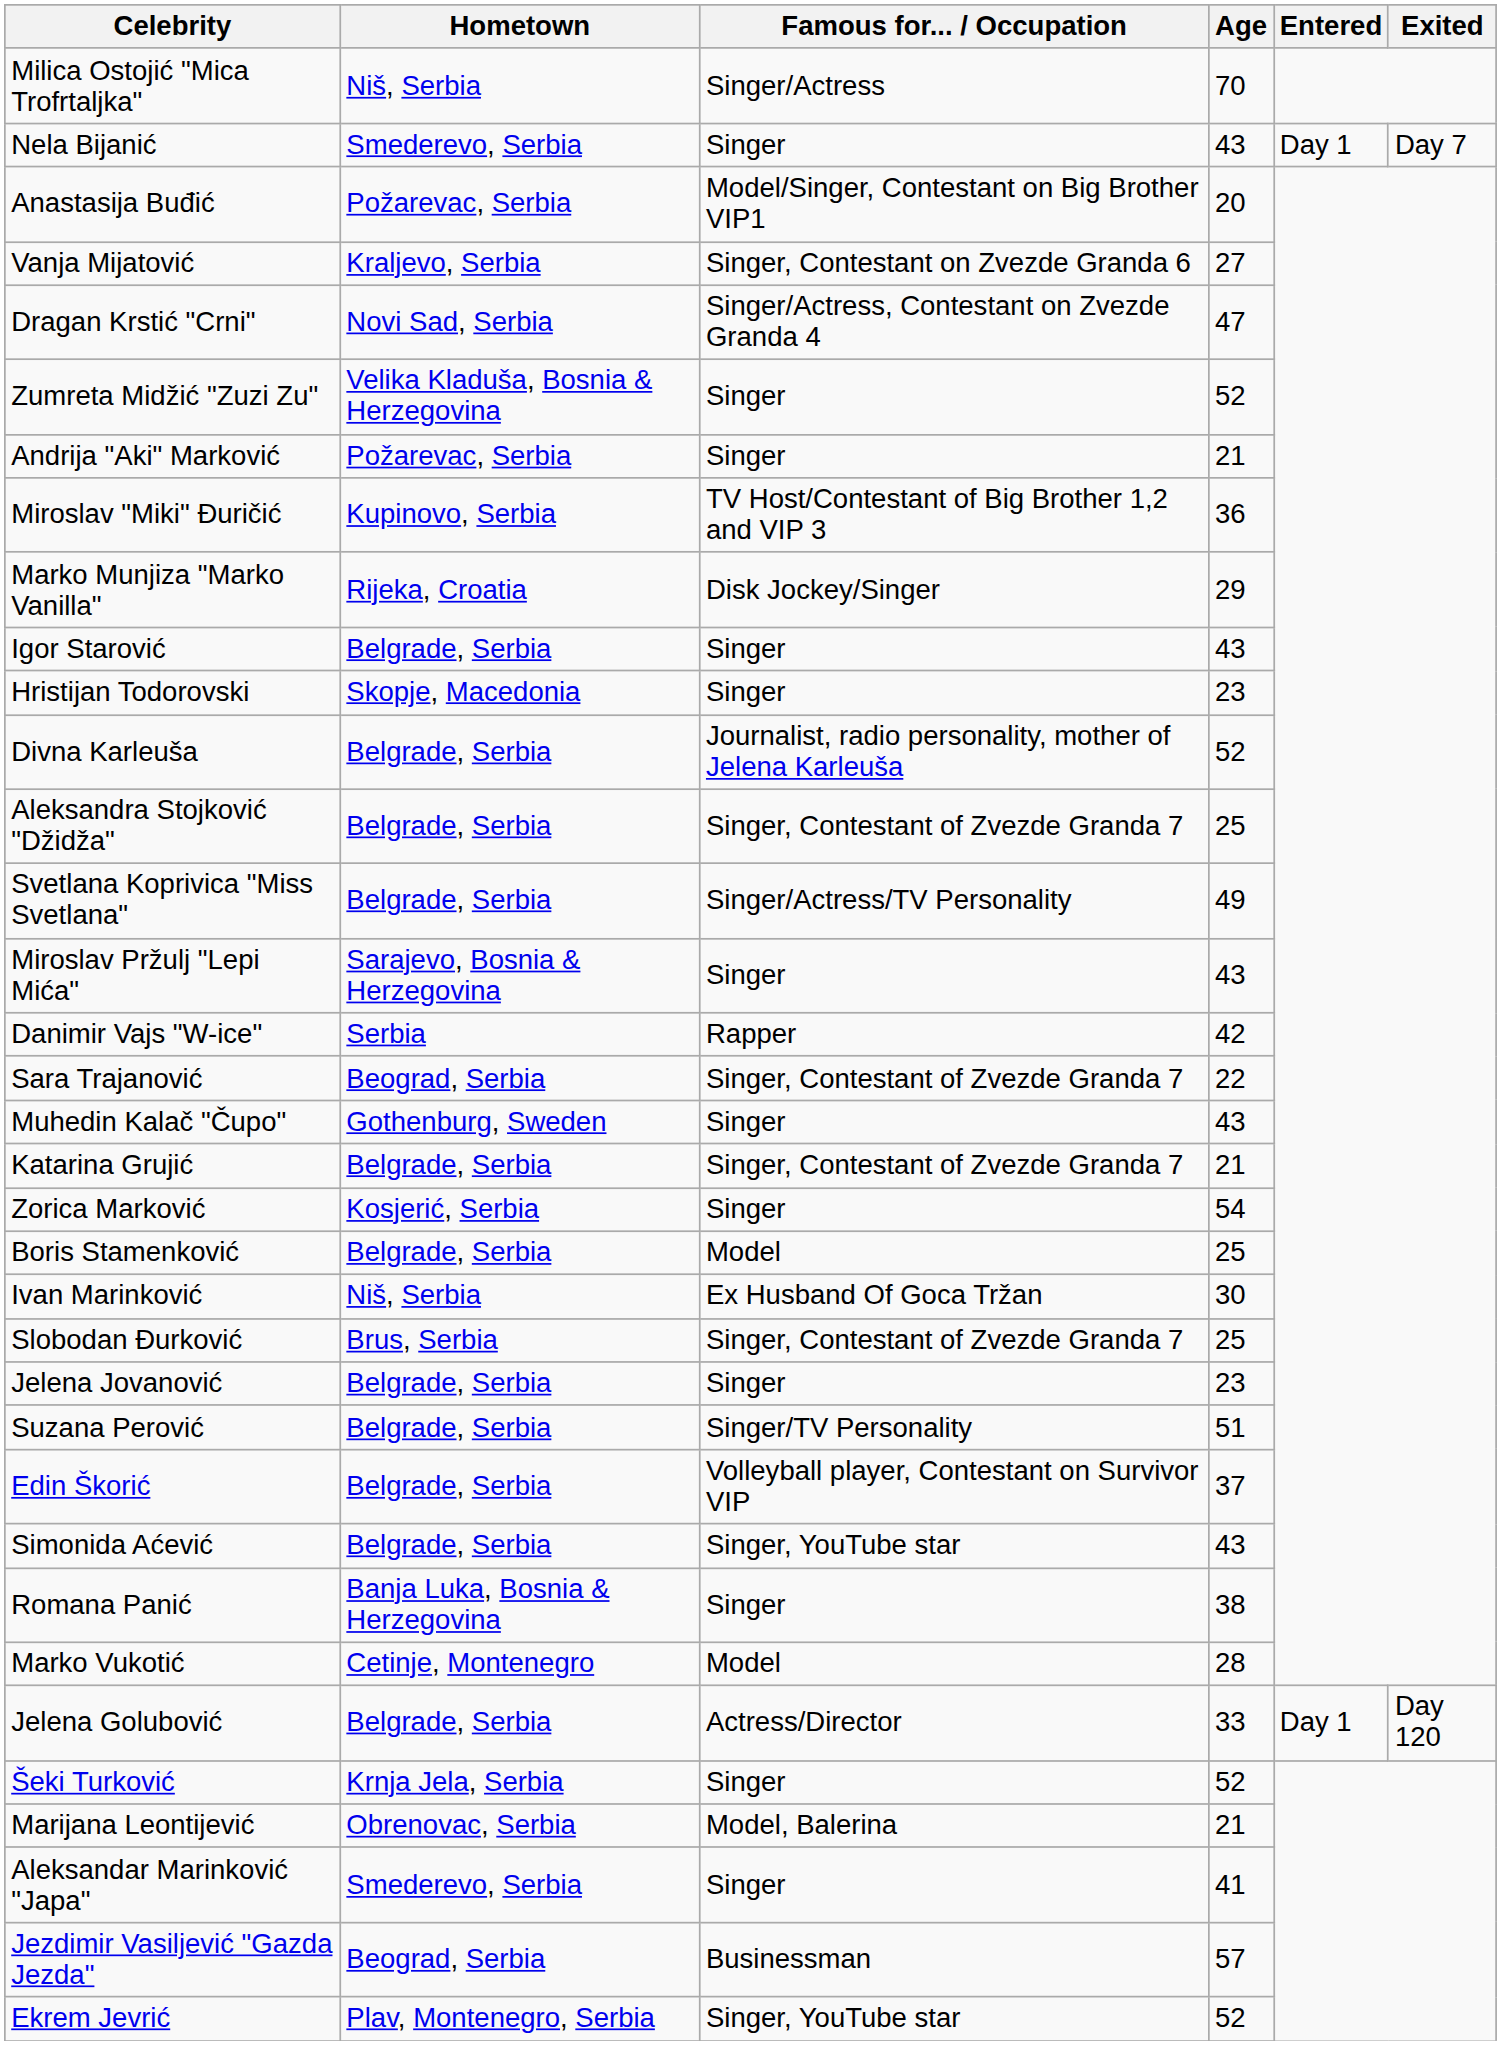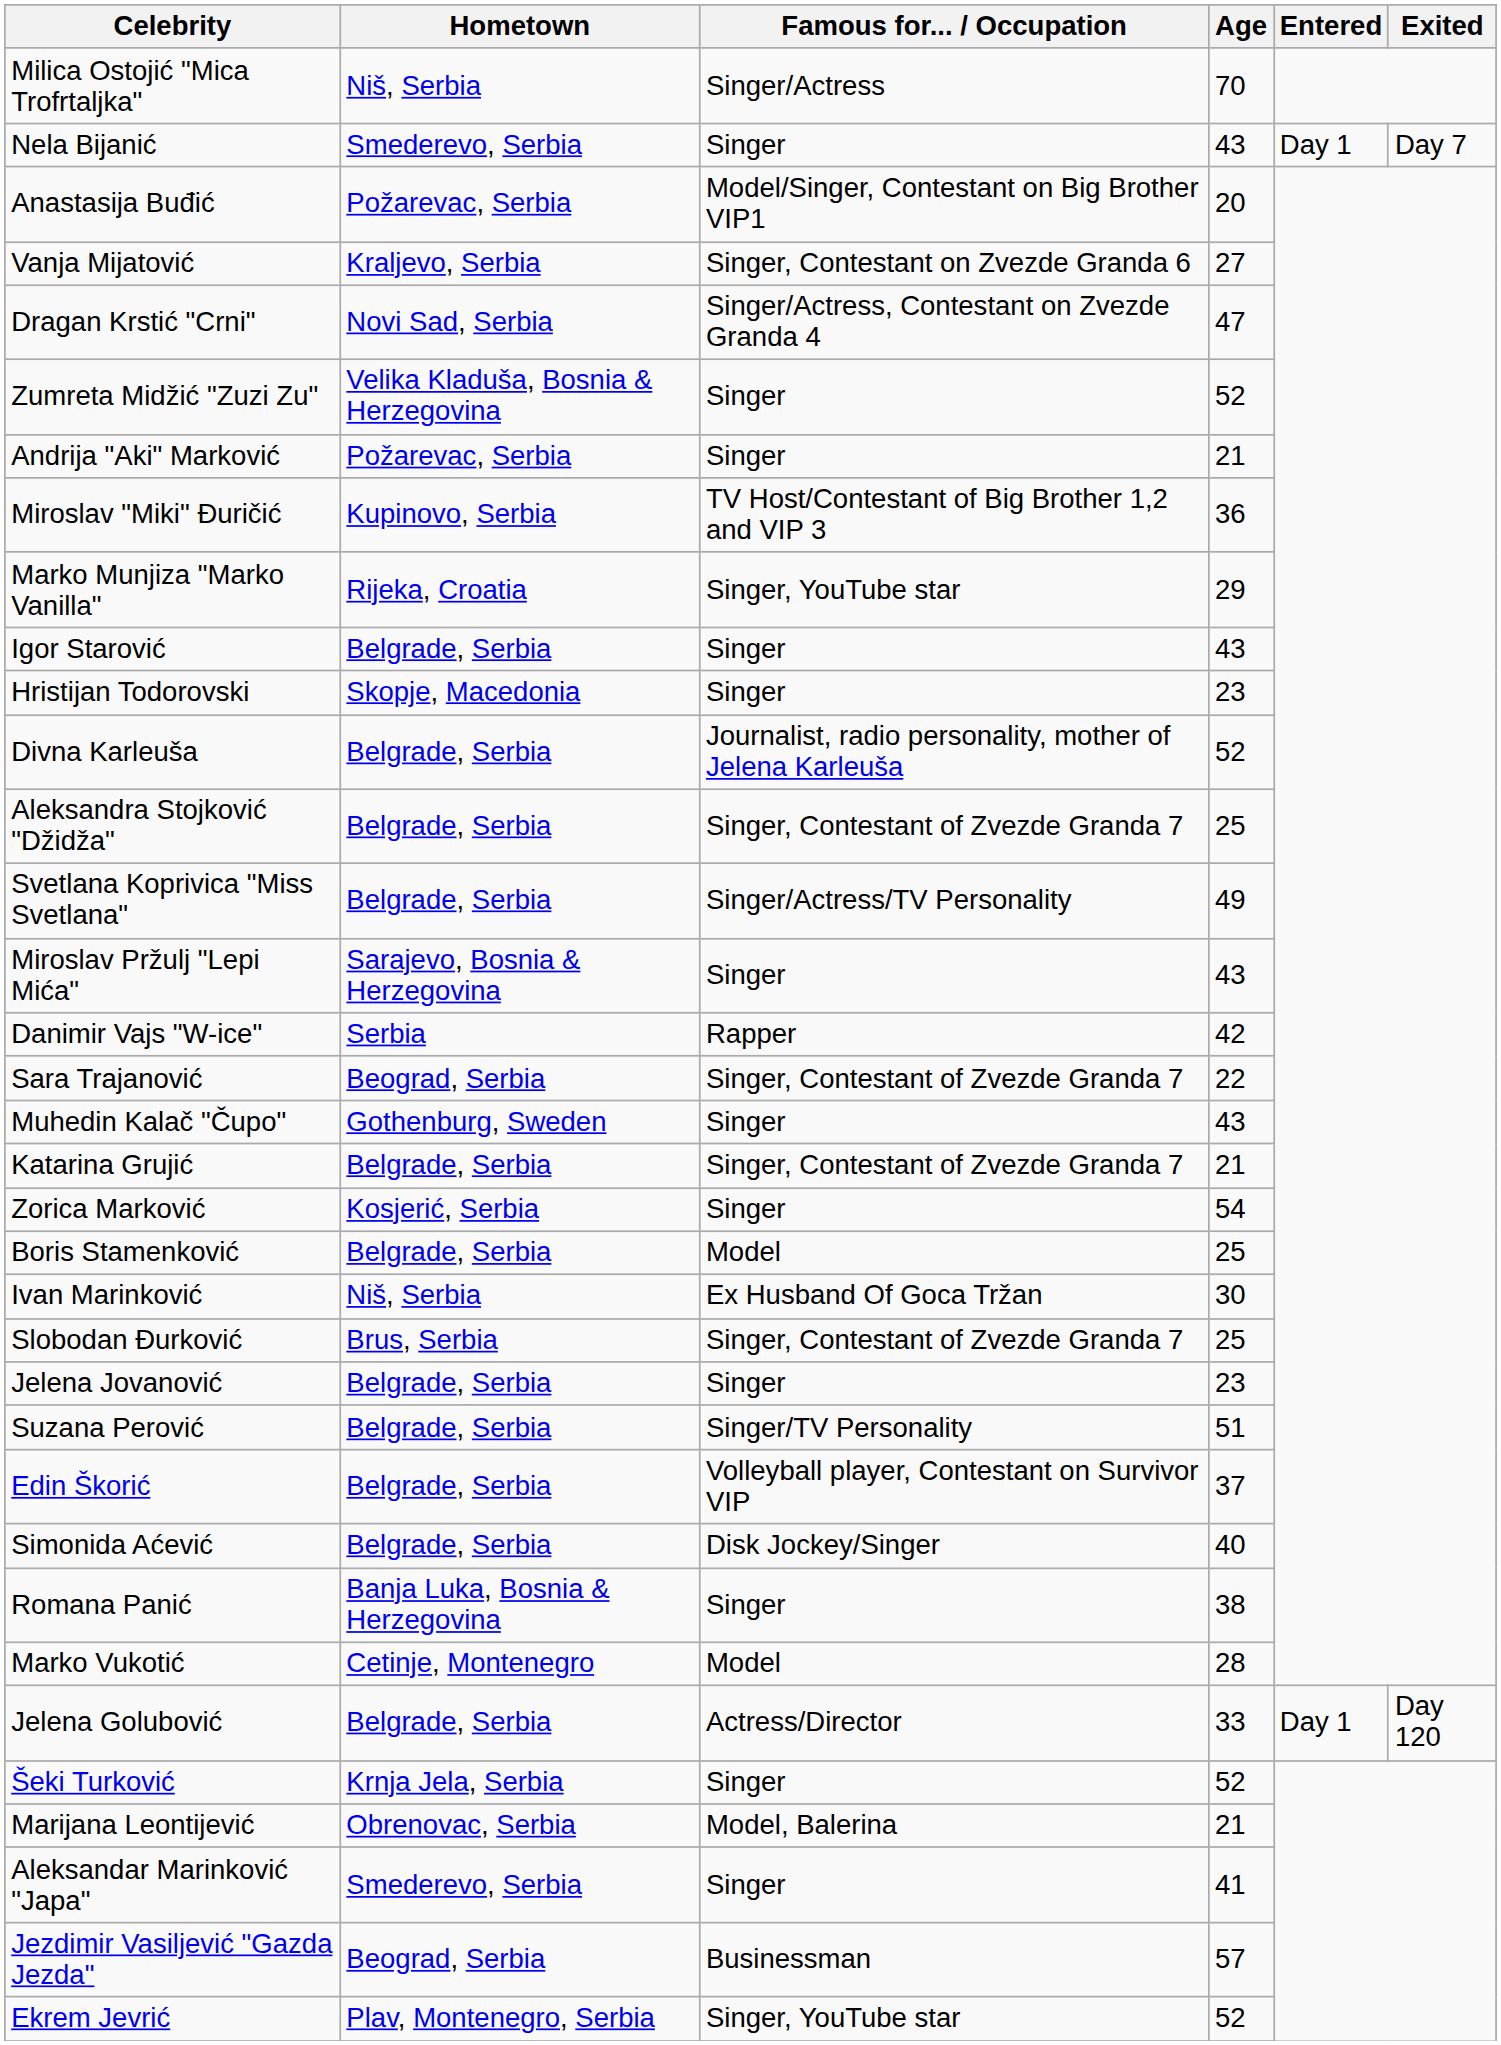(823, 589) Disk Jockey/Singer -> (833, 589) Singer, YouTube star
(833, 1545) Singer, YouTube star -> (823, 1545) Disk Jockey/Singer
(1230, 1545) 43 -> (1230, 1545) 40
